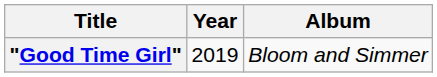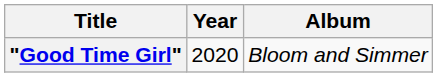(215, 54) 2019 -> (215, 54) 2020
